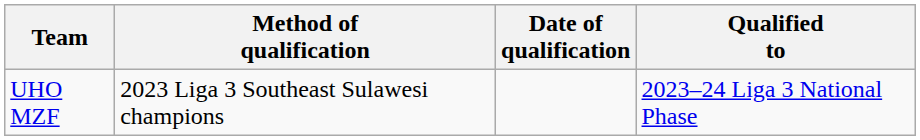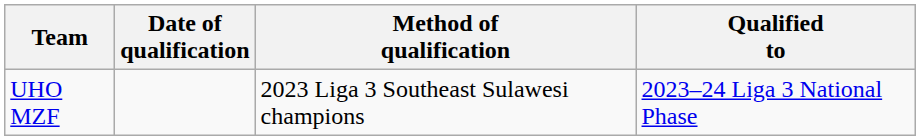columns swapped: (305, 37) <-> (566, 37)
